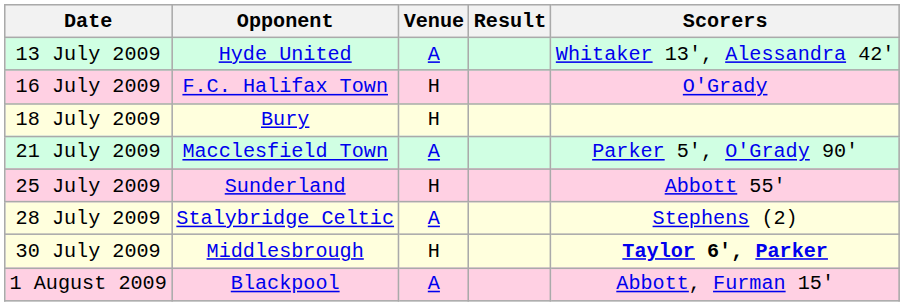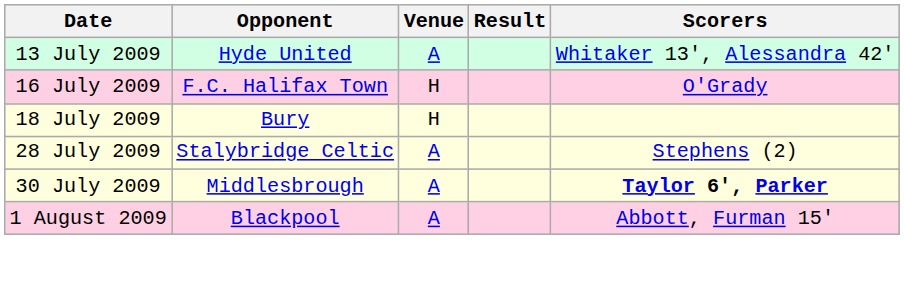- row: (88, 153)
- row: (88, 185)
(434, 251) H -> (434, 185) A
